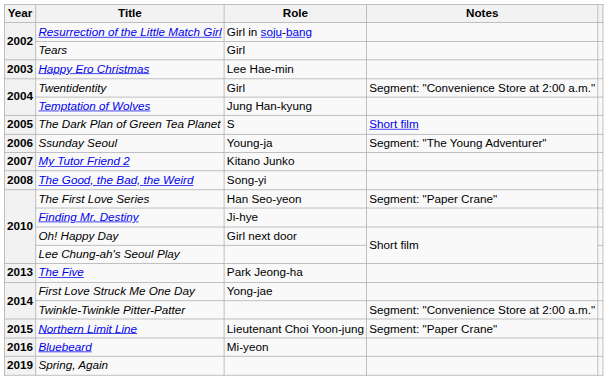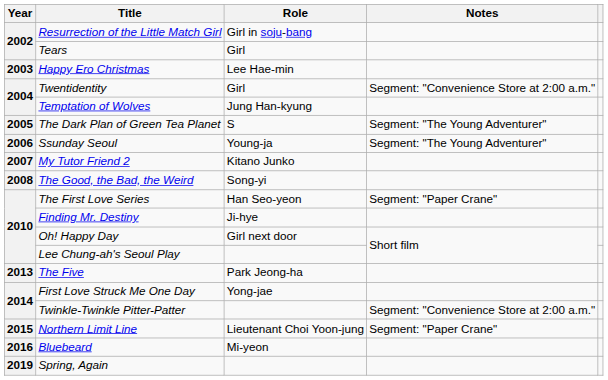(394, 124) Short film -> (458, 124) Segment: "The Young Adventurer"
